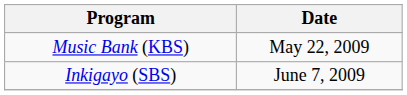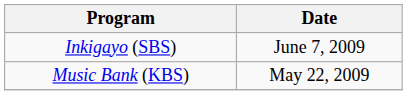rows swapped: (121, 47) <-> (121, 75)
